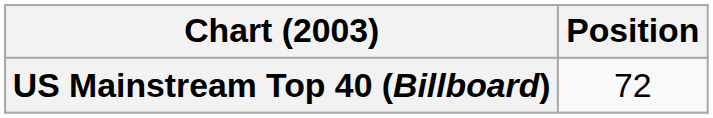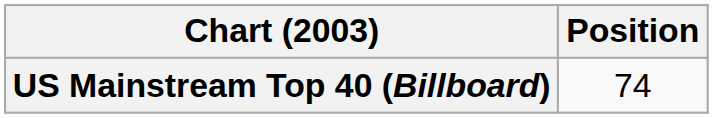(633, 84) 72 -> (633, 84) 74
